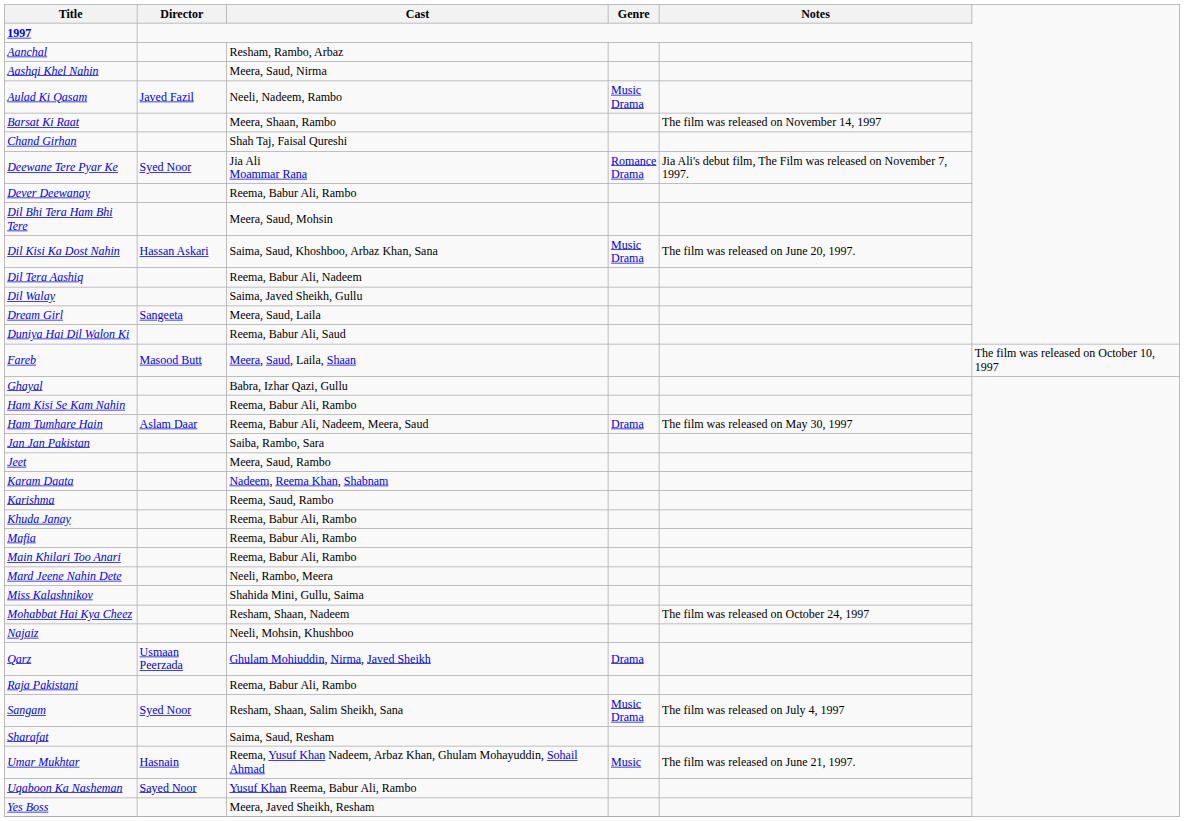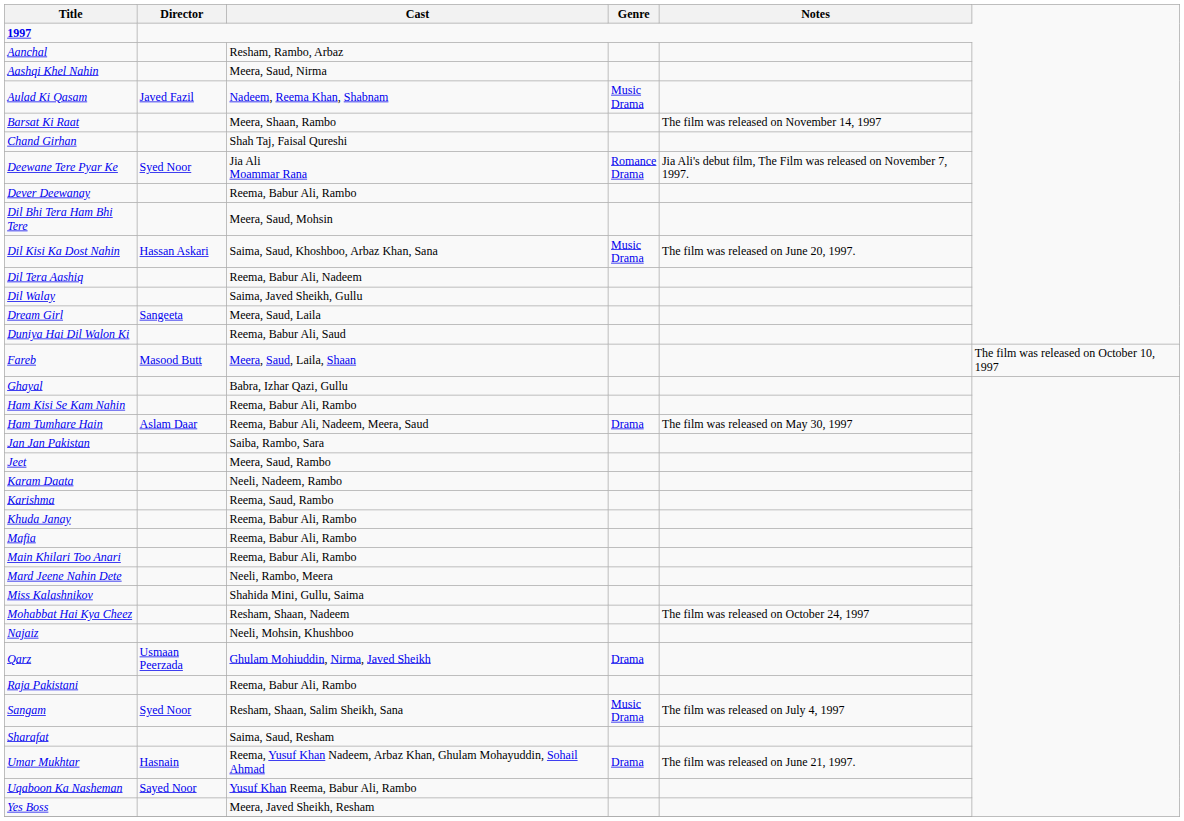(286, 96) Neeli, Nadeem, Rambo -> (309, 96) Nadeem, Reema Khan, Shabnam
(309, 481) Nadeem, Reema Khan, Shabnam -> (286, 481) Neeli, Nadeem, Rambo
(626, 762) Music -> (627, 762) Drama
